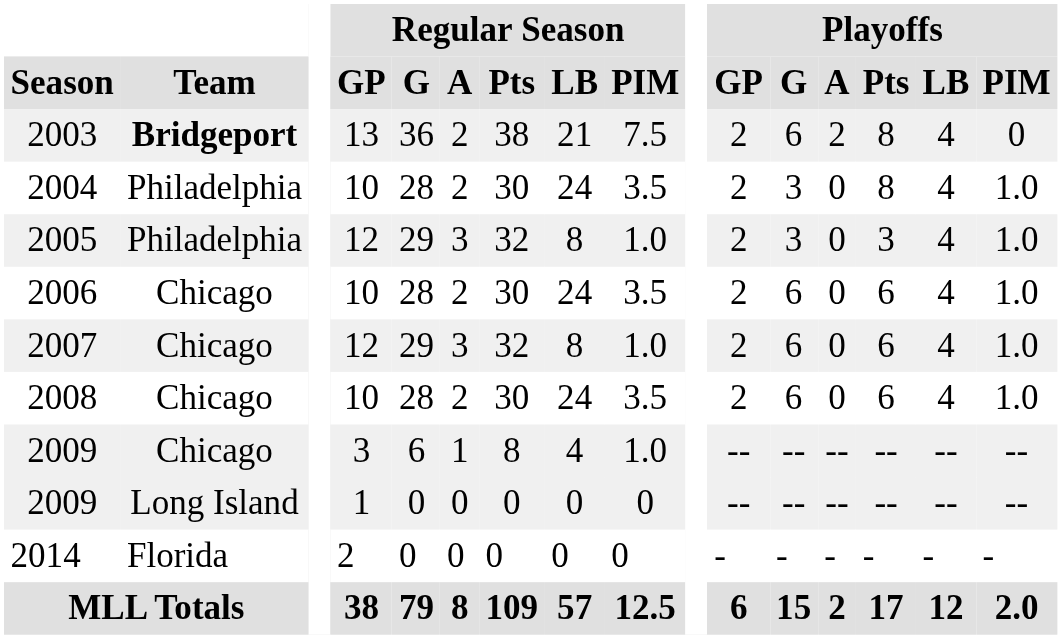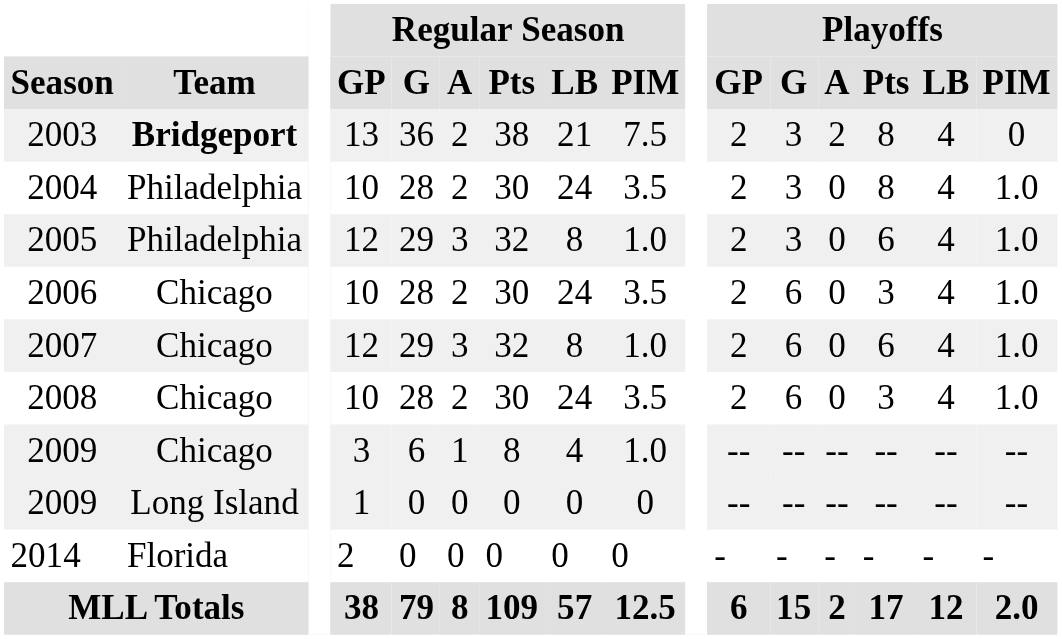(794, 134) 6 -> (794, 134) 3
(886, 239) 3 -> (886, 239) 6
(886, 292) 6 -> (886, 292) 3
(886, 397) 6 -> (886, 397) 3
